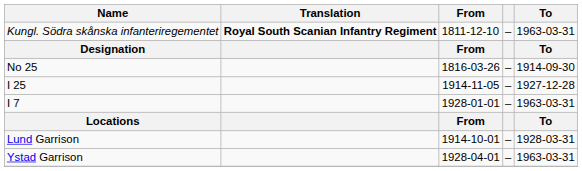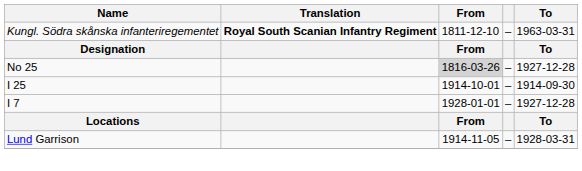(471, 67) no background -> (471, 67) lightgrey background
(546, 67) 1914-09-30 -> (546, 67) 1927-12-28
(471, 85) 1914-11-05 -> (471, 85) 1914-10-01
(546, 85) 1927-12-28 -> (546, 85) 1914-09-30
(546, 103) 1963-03-31 -> (546, 103) 1927-12-28
(471, 139) 1914-10-01 -> (471, 139) 1914-11-05
- row: (45, 157)
